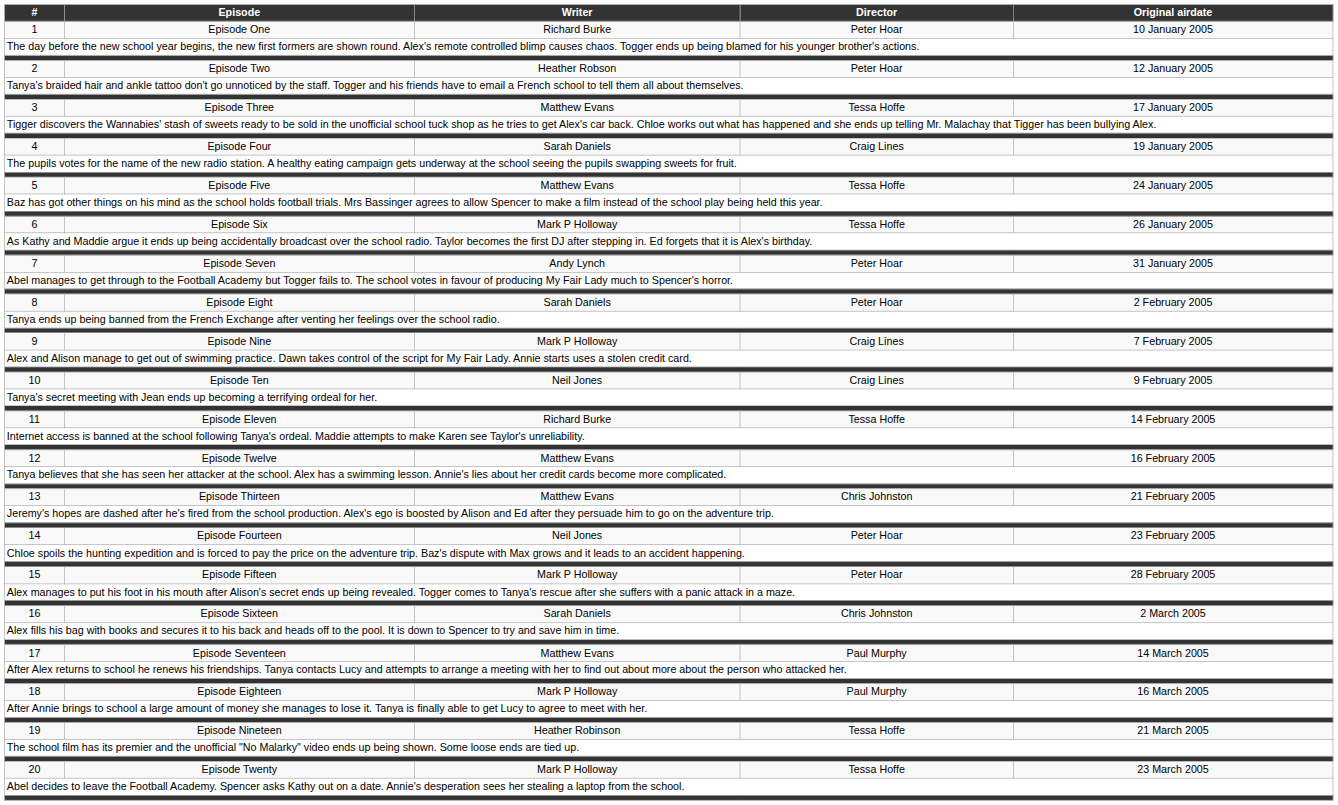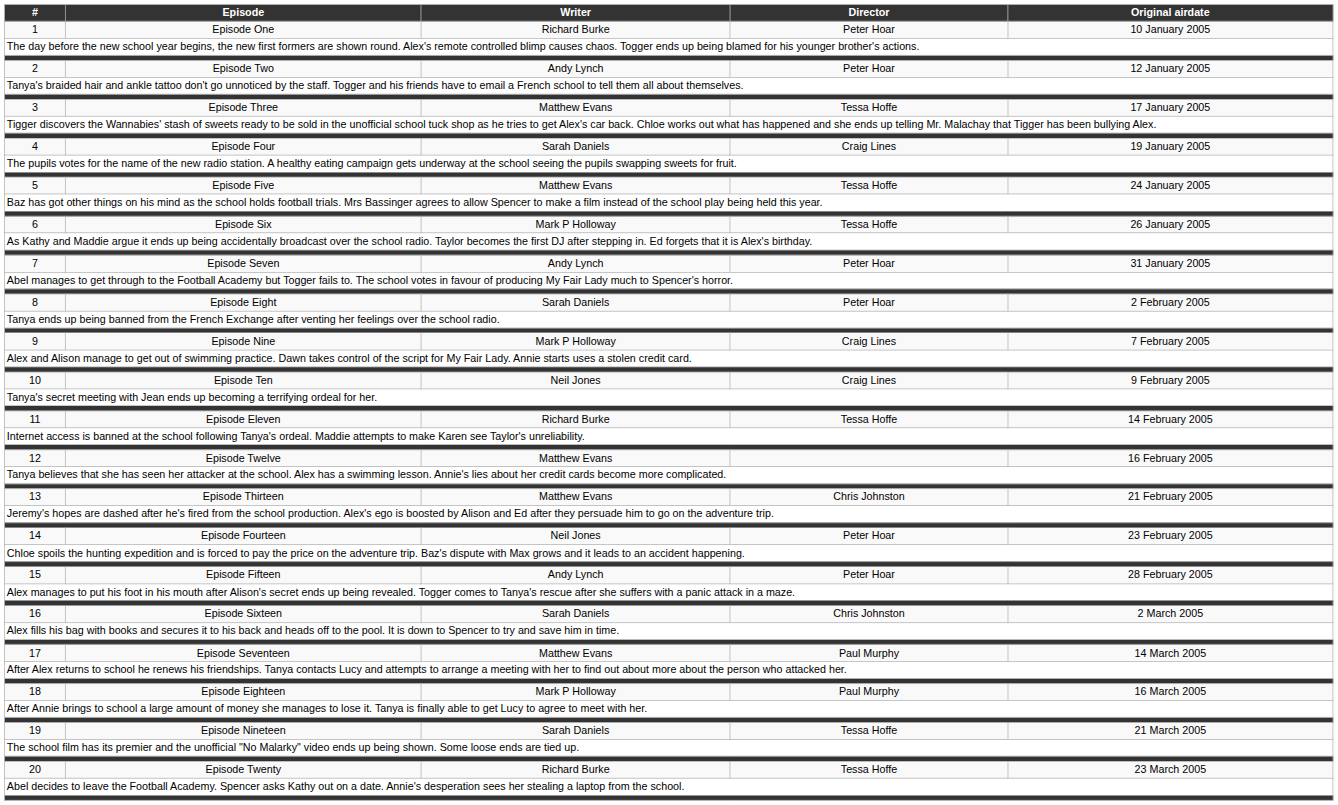(577, 68) Heather Robson -> (576, 68) Andy Lynch
(577, 575) Mark P Holloway -> (576, 575) Andy Lynch
(577, 730) Heather Robinson -> (576, 730) Sarah Daniels
(577, 769) Mark P Holloway -> (576, 769) Richard Burke
